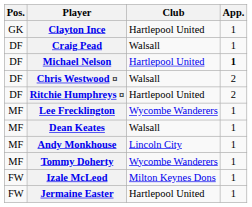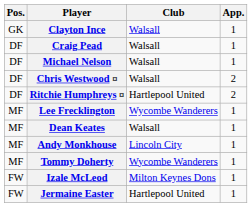(167, 29) Hartlepool United -> (145, 29) Walsall
(167, 62) Hartlepool United -> (145, 62) Walsall
(233, 62) bold -> (233, 62) normal
